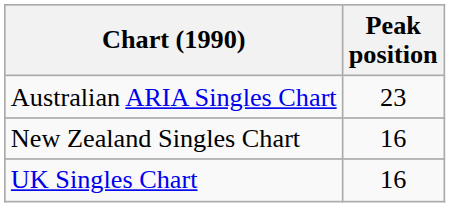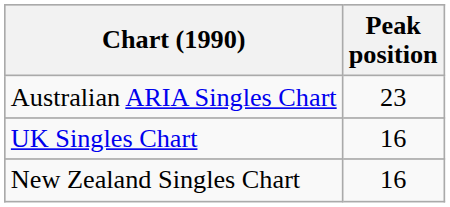rows swapped: (156, 138) <-> (104, 179)
